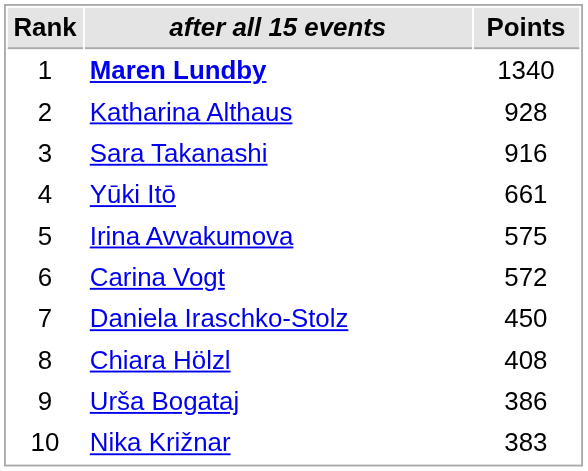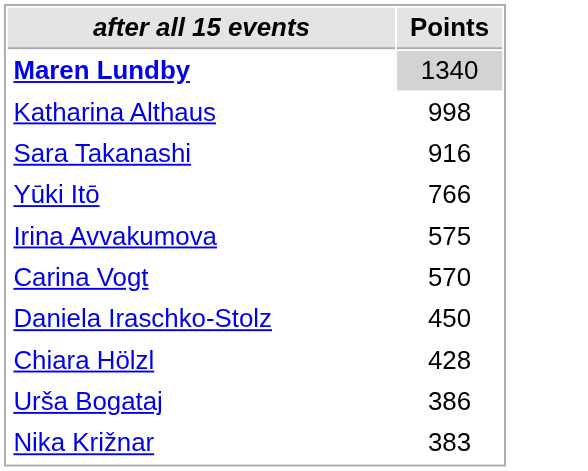- column: (45, 27)
(526, 71) no background -> (450, 71) lightgrey background
(526, 112) 928 -> (450, 112) 998
(526, 195) 661 -> (450, 195) 766
(526, 278) 572 -> (450, 278) 570
(526, 360) 408 -> (450, 360) 428
